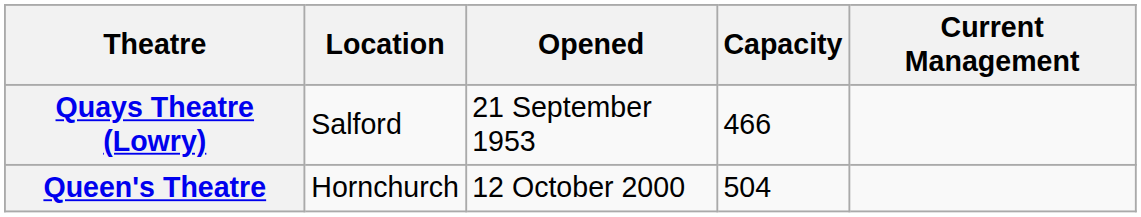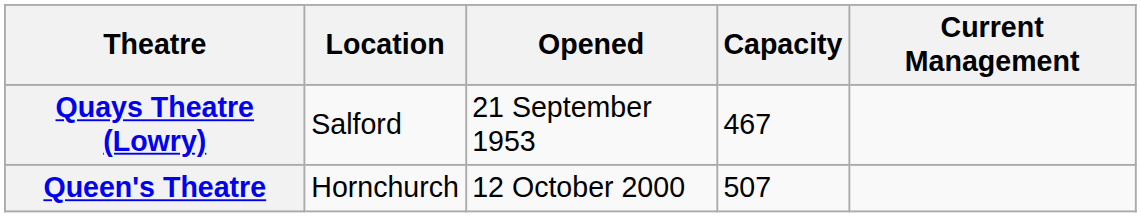(747, 125) 466 -> (747, 125) 467
(747, 188) 504 -> (747, 188) 507
